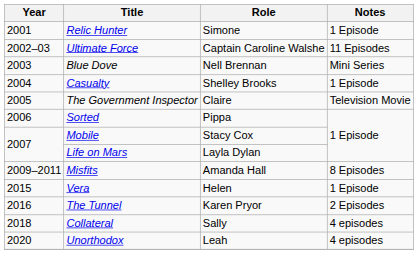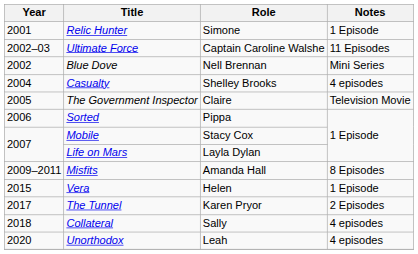(19, 65) 2003 -> (19, 65) 2002
(354, 83) 1 Episode -> (356, 83) 4 episodes
(19, 205) 2016 -> (19, 205) 2017
